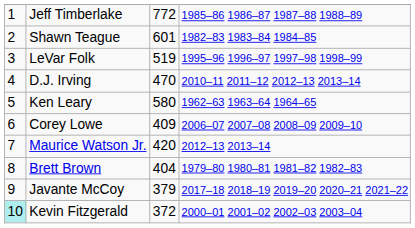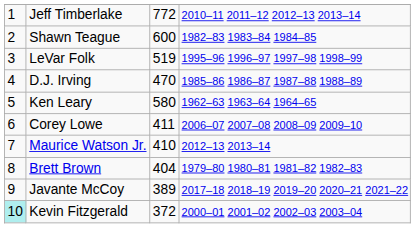(272, 15) 1985–86 1986–87 1987–88 1988–89 -> (271, 15) 2010–11 2011–12 2012–13 2013–14
(164, 37) 601 -> (164, 37) 600
(271, 81) 2010–11 2011–12 2012–13 2013–14 -> (272, 81) 1985–86 1986–87 1987–88 1988–89
(164, 124) 409 -> (164, 124) 411
(164, 146) 420 -> (164, 146) 410
(164, 189) 379 -> (164, 189) 389
